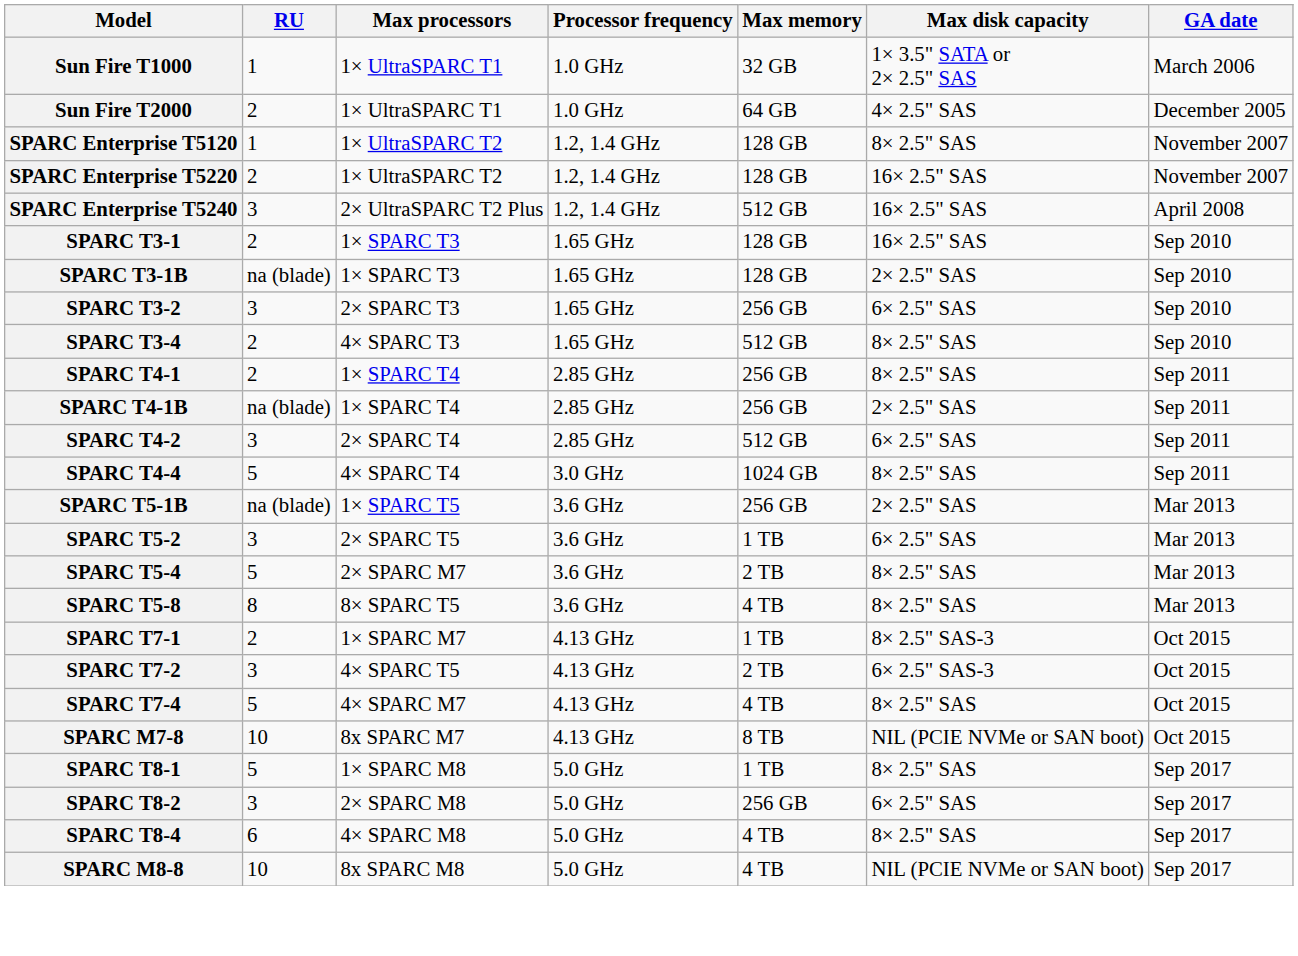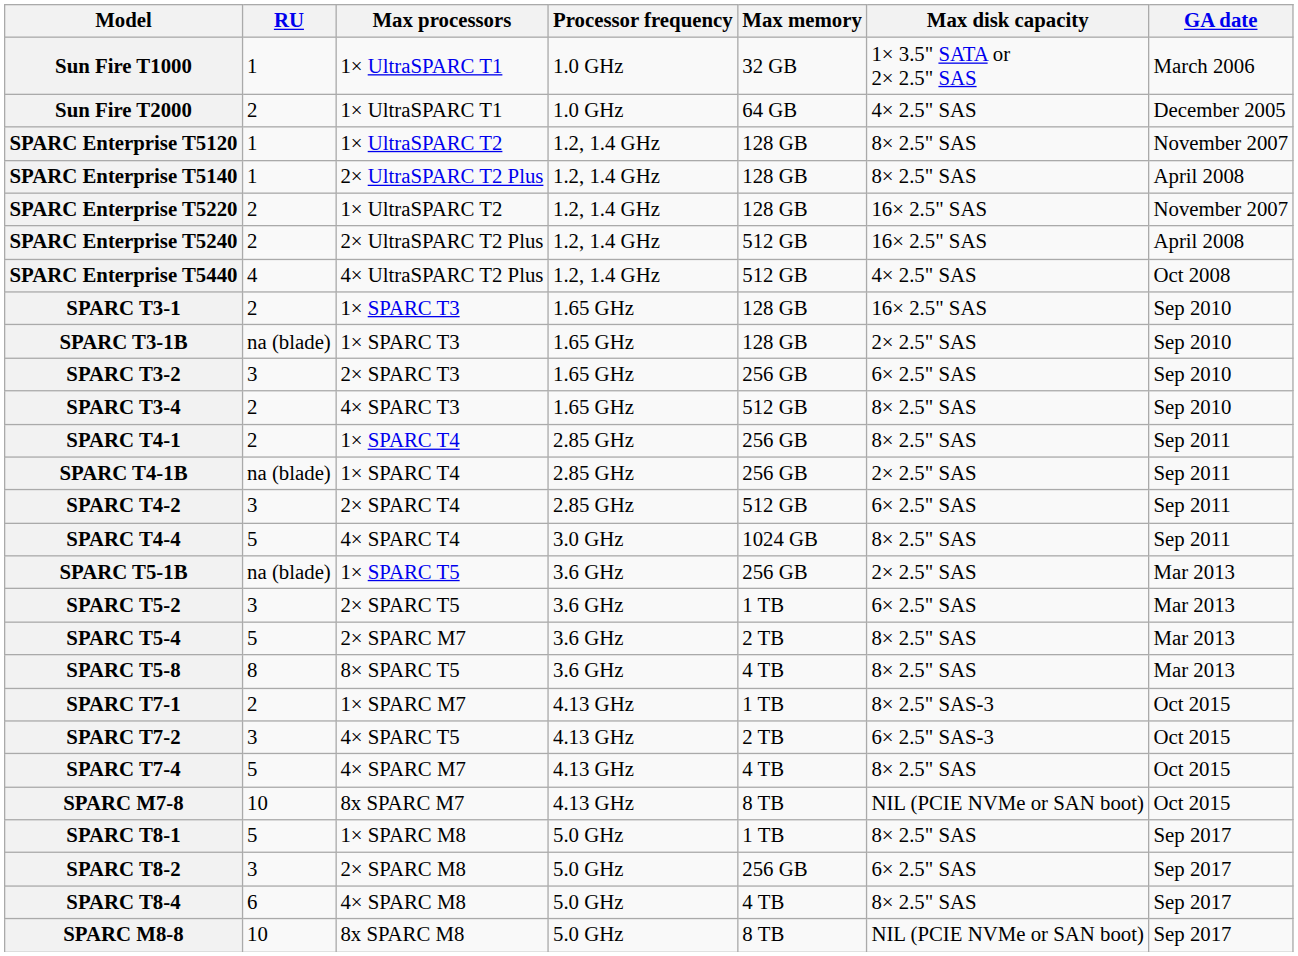+ row: (123, 176)
(252, 209) 3 -> (252, 242) 2
+ row: (123, 275)
(763, 869) 4 TB -> (763, 935) 8 TB
